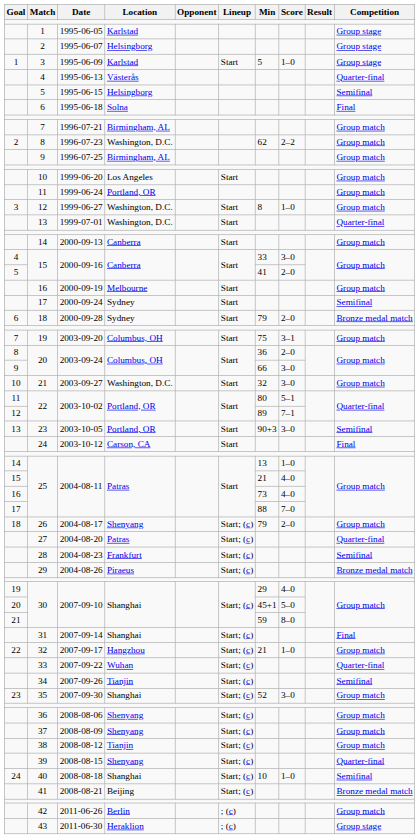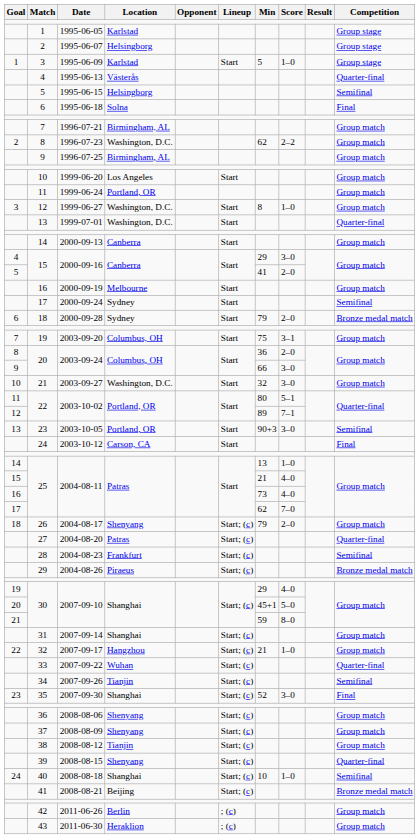(262, 257) 33 -> (262, 257) 29
(262, 509) 88 -> (262, 509) 62
(346, 635) Final -> (361, 635) Group match
(361, 696) Group match -> (346, 696) Final
(359, 826) Group stage -> (361, 826) Group match
